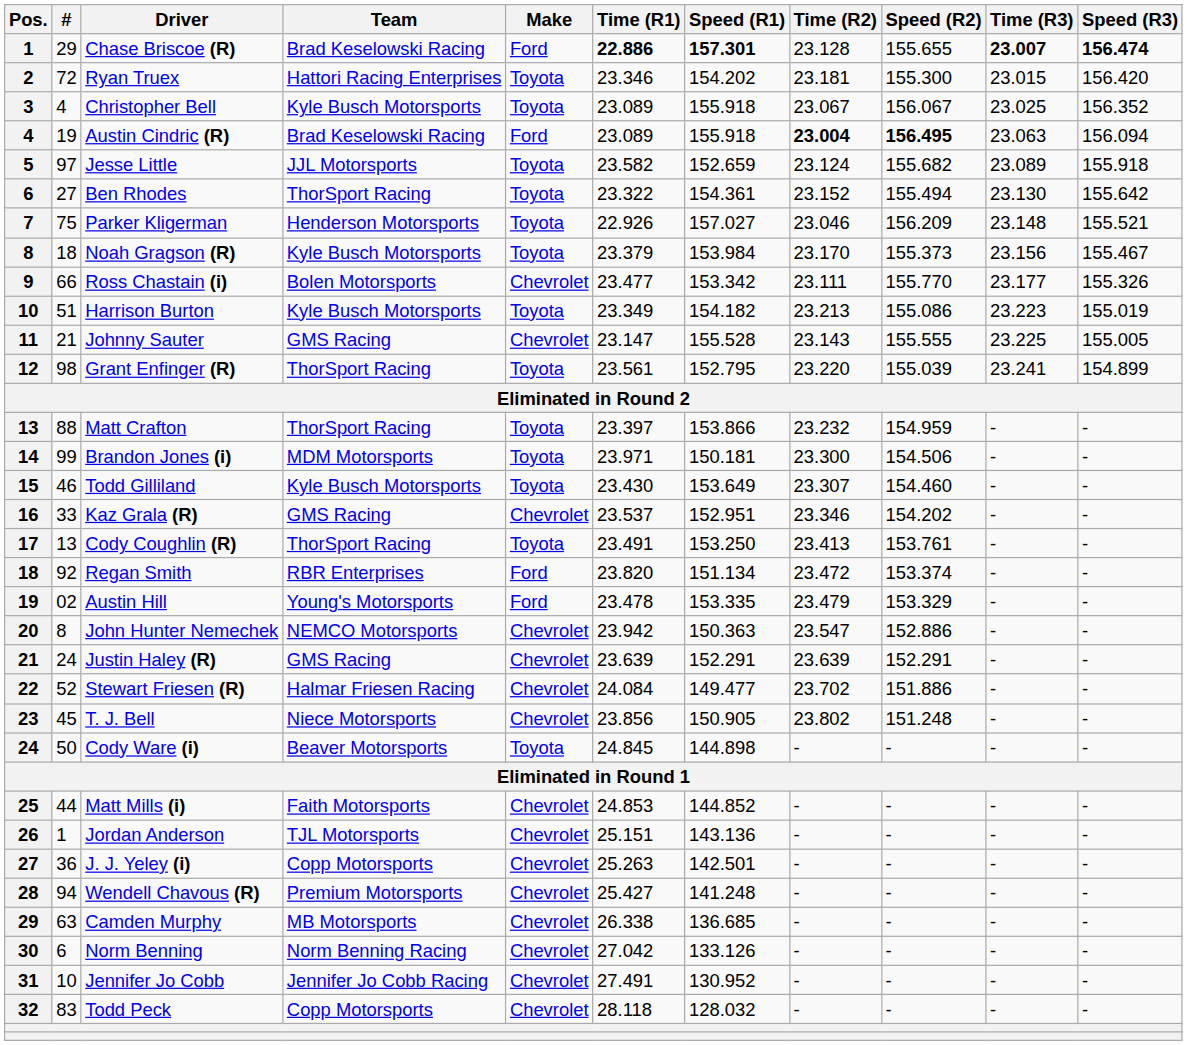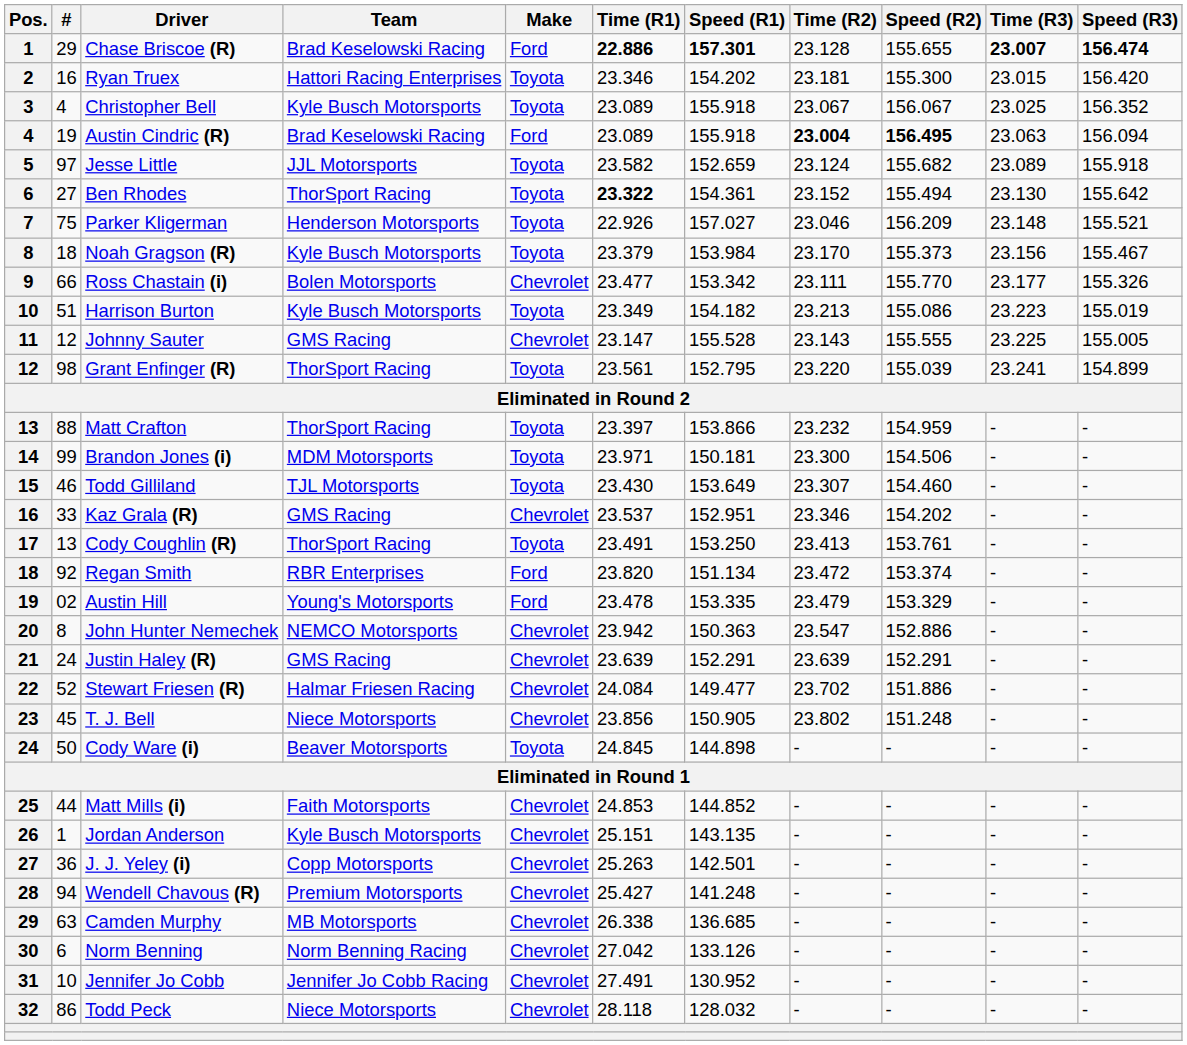(66, 78) 72 -> (66, 78) 16
(625, 194) normal -> (625, 194) bold
(66, 340) 21 -> (66, 340) 12
(384, 485) Kyle Busch Motorsports -> (353, 485) TJL Motorsports
(353, 835) TJL Motorsports -> (384, 835) Kyle Busch Motorsports
(722, 835) 143.136 -> (722, 835) 143.135
(66, 1009) 83 -> (66, 1009) 86
(360, 1009) Copp Motorsports -> (361, 1009) Niece Motorsports
